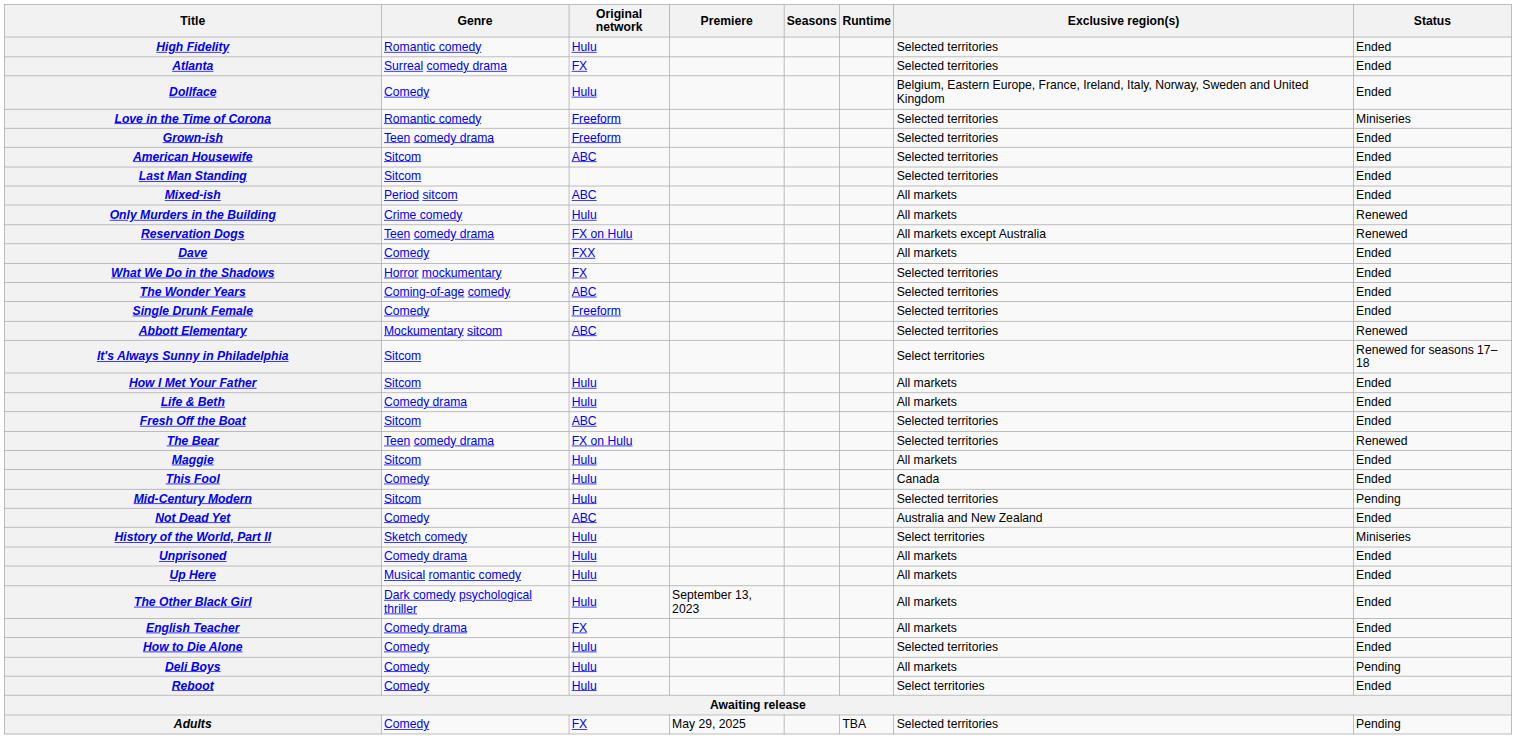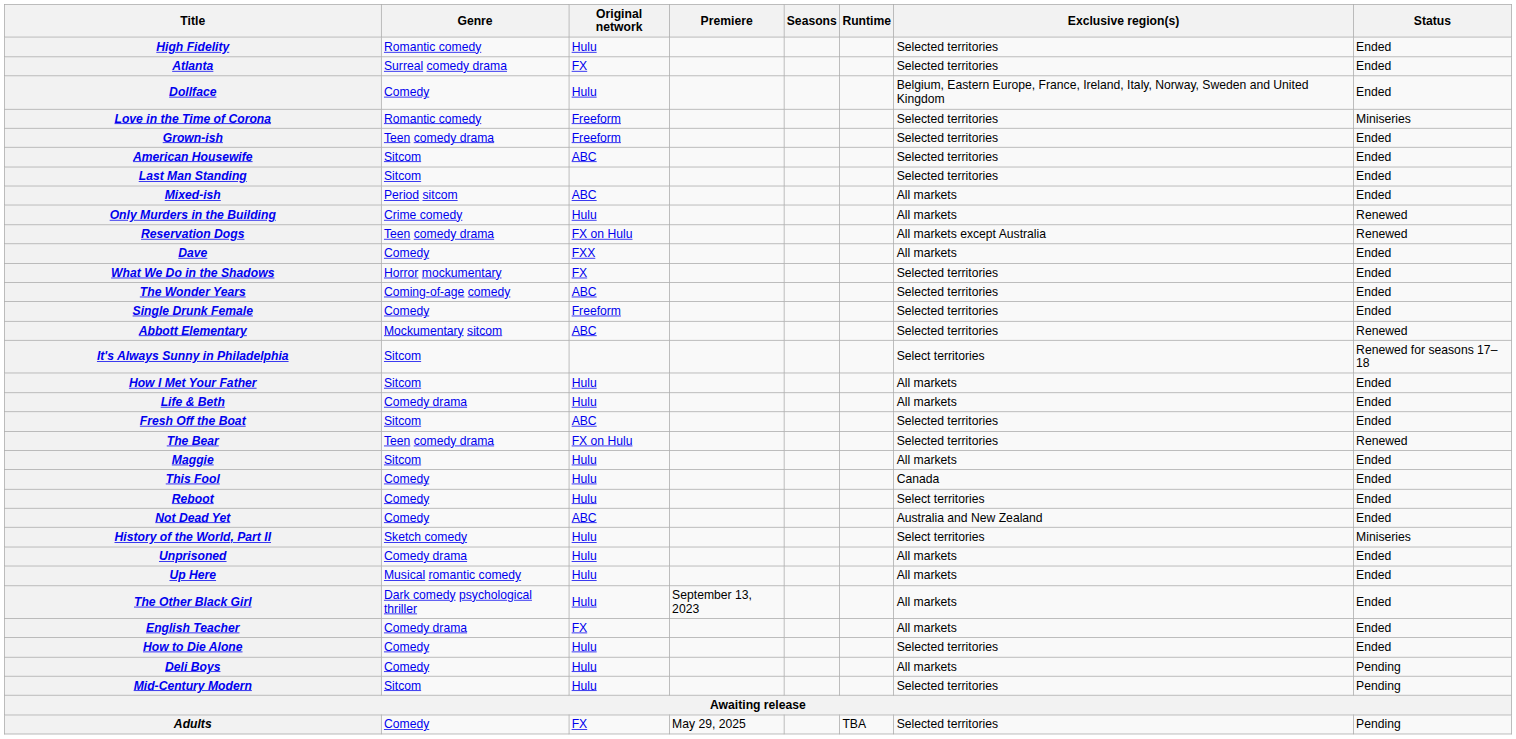rows swapped: (193, 685) <-> (193, 498)
